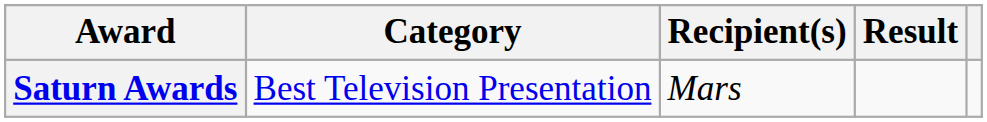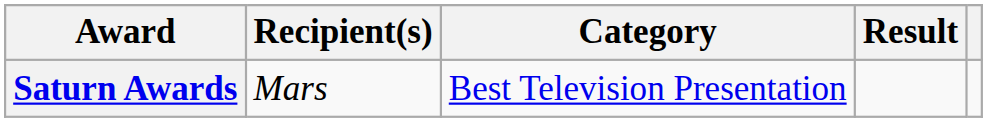columns swapped: (452, 32) <-> (757, 32)
